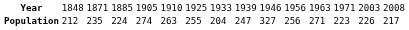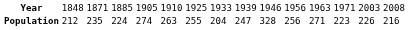(268, 21) 327 -> (268, 21) 328
(391, 21) 217 -> (391, 21) 216
